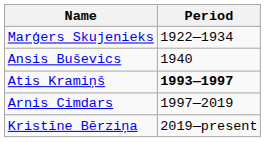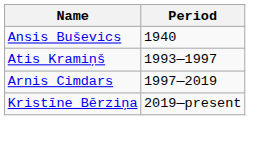- row: (81, 38)
(197, 82) bold -> (181, 60) normal
